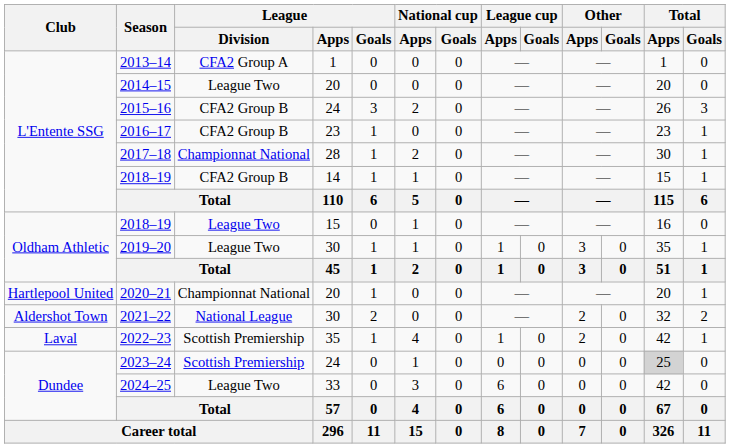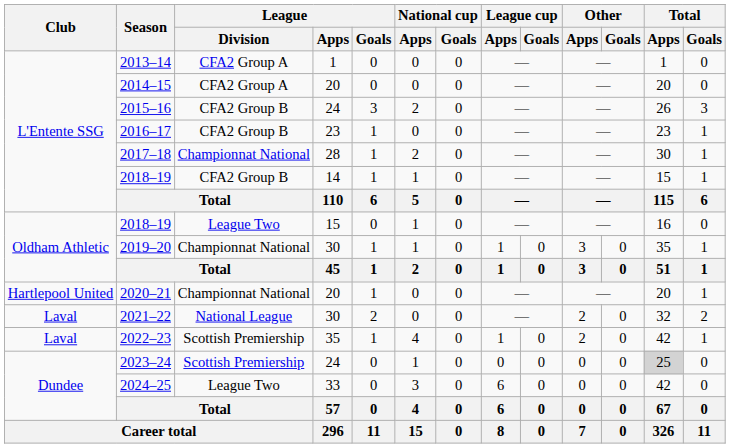(244, 85) League Two -> (244, 85) CFA2 Group A
(244, 246) League Two -> (244, 246) Championnat National
(61, 316) Aldershot Town -> (61, 316) Laval
